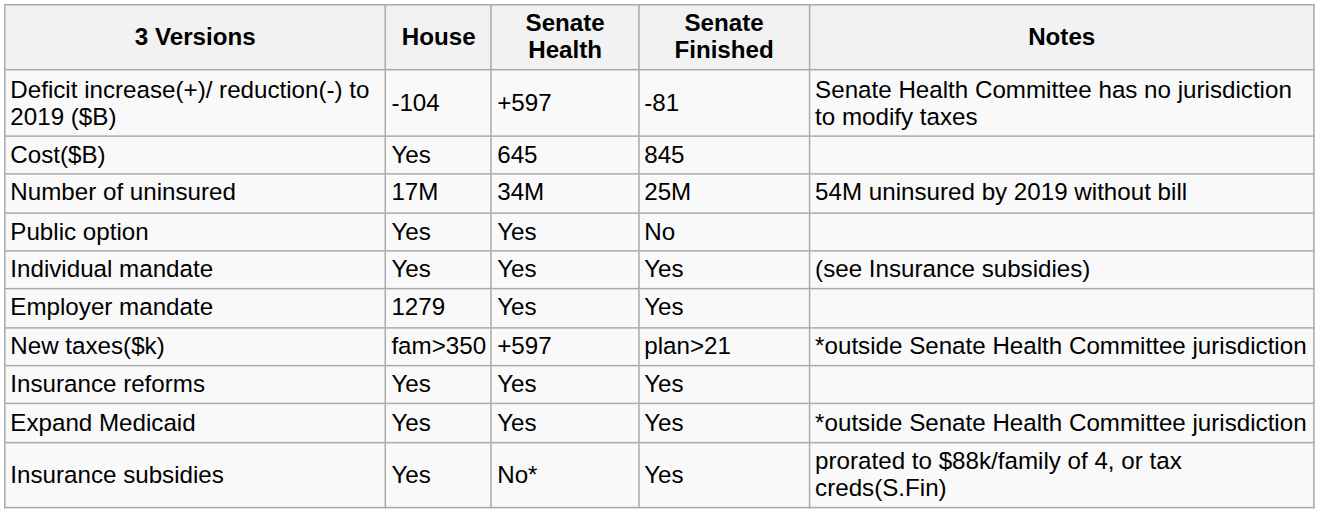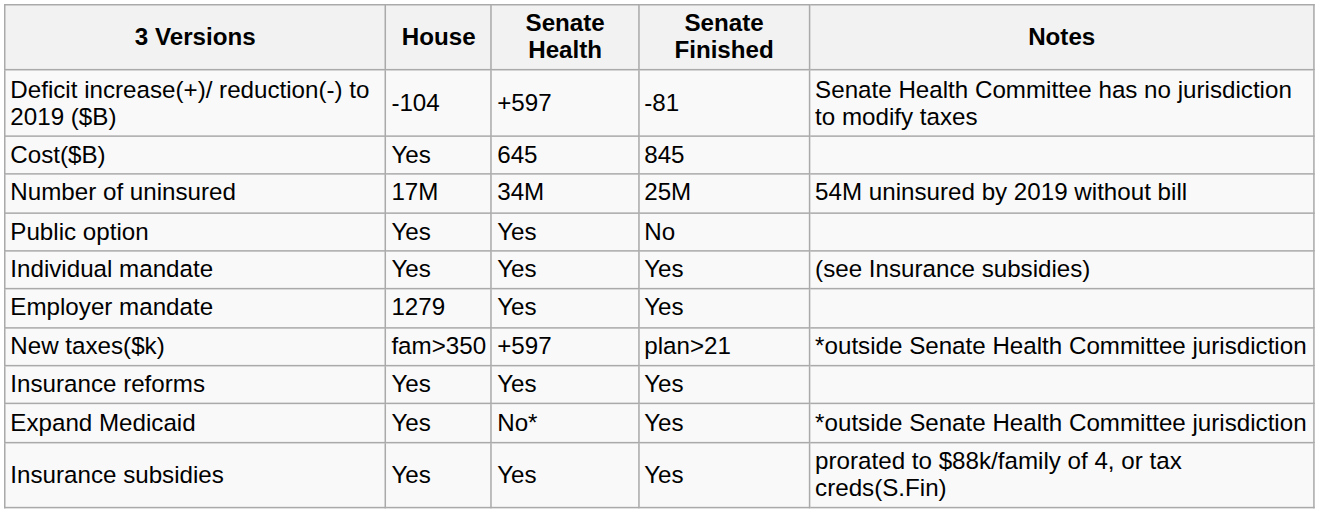(517, 422) Yes -> (517, 422) No*
(517, 474) No* -> (517, 474) Yes
